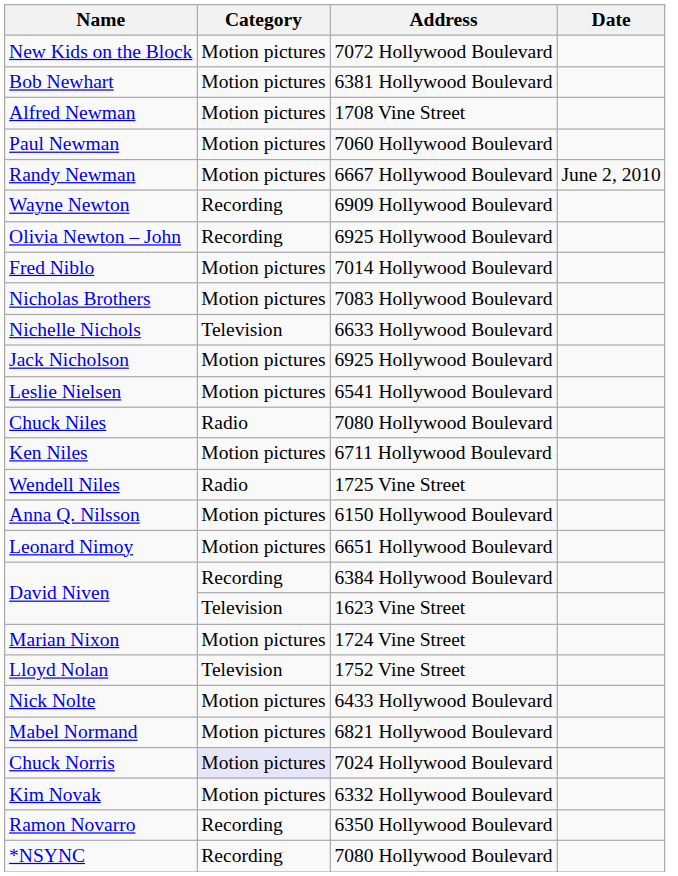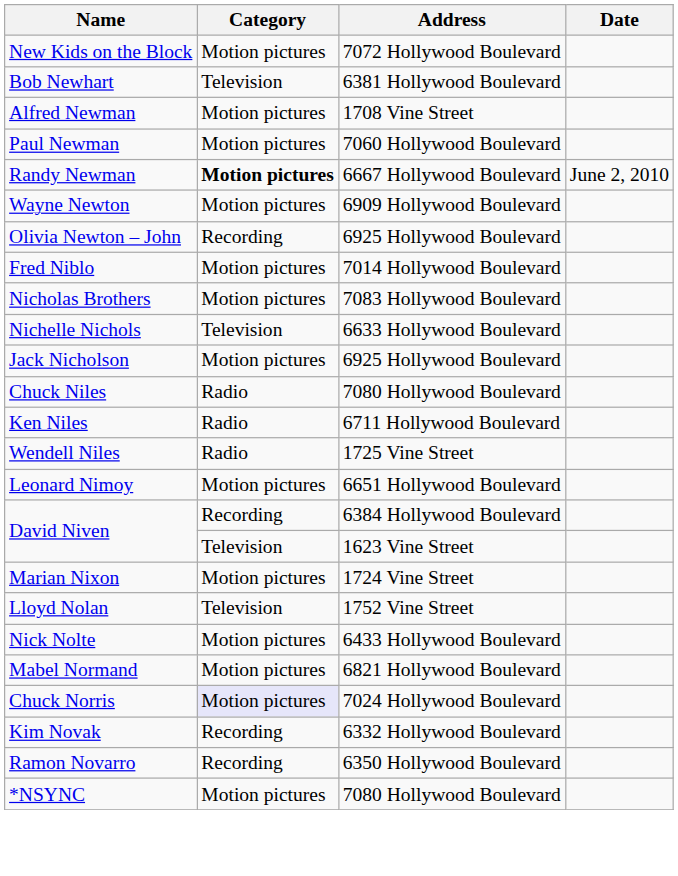(263, 81) Motion pictures -> (242, 81) Television
(263, 174) normal -> (268, 174) bold
(242, 205) Recording -> (263, 205) Motion pictures
- row: (65, 391)
(263, 453) Motion pictures -> (225, 422) Radio
- row: (74, 515)
(263, 793) Motion pictures -> (242, 732) Recording
(242, 855) Recording -> (263, 793) Motion pictures
